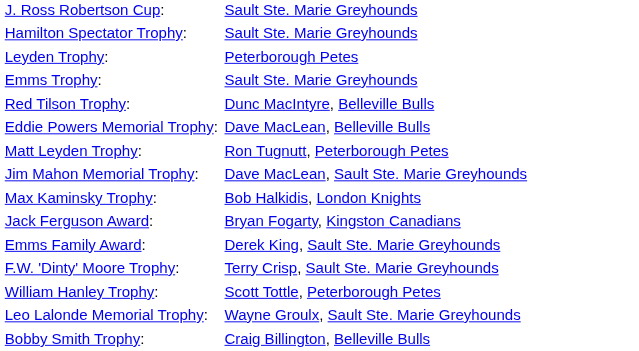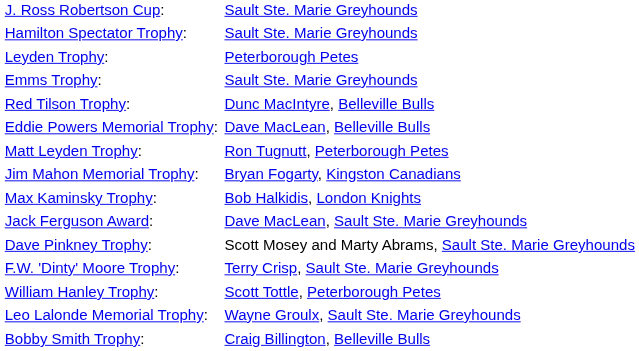(376, 174) Dave MacLean, Sault Ste. Marie Greyhounds -> (343, 174) Bryan Fogarty, Kingston Canadians
(343, 221) Bryan Fogarty, Kingston Canadians -> (376, 221) Dave MacLean, Sault Ste. Marie Greyhounds
+ row: (78, 245)
- row: (75, 245)
